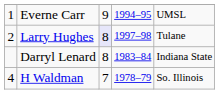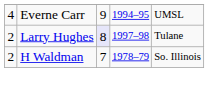(11, 15) 1 -> (11, 15) 4
- row: (58, 57)
(11, 78) 4 -> (11, 57) 2
